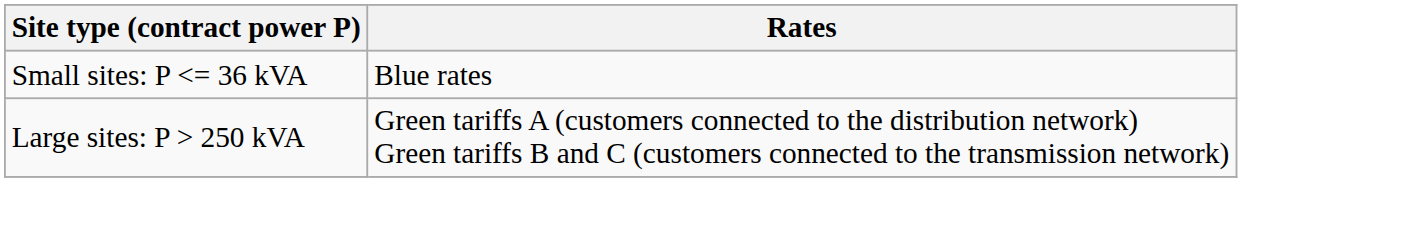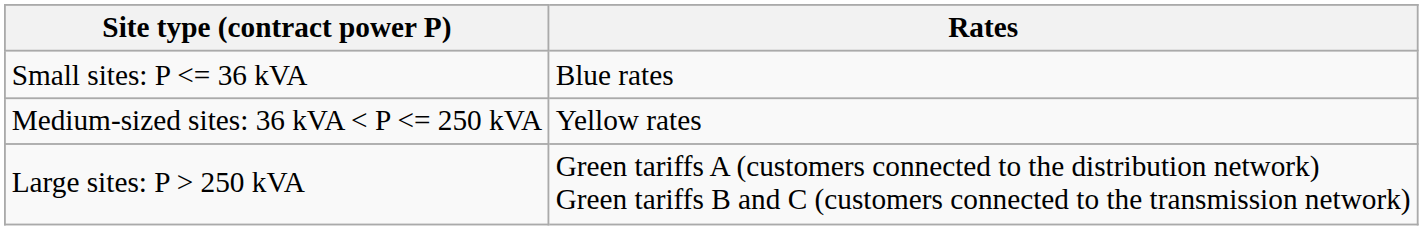+ row: (277, 120)
